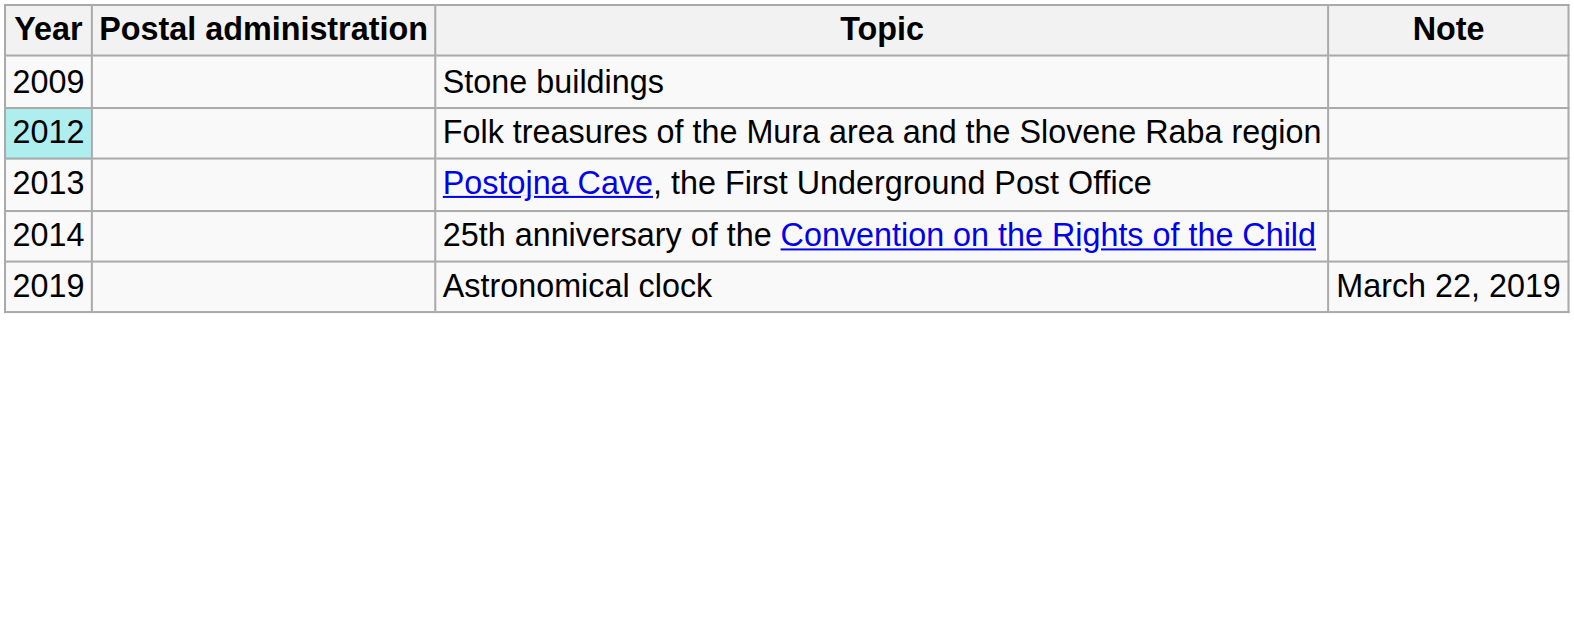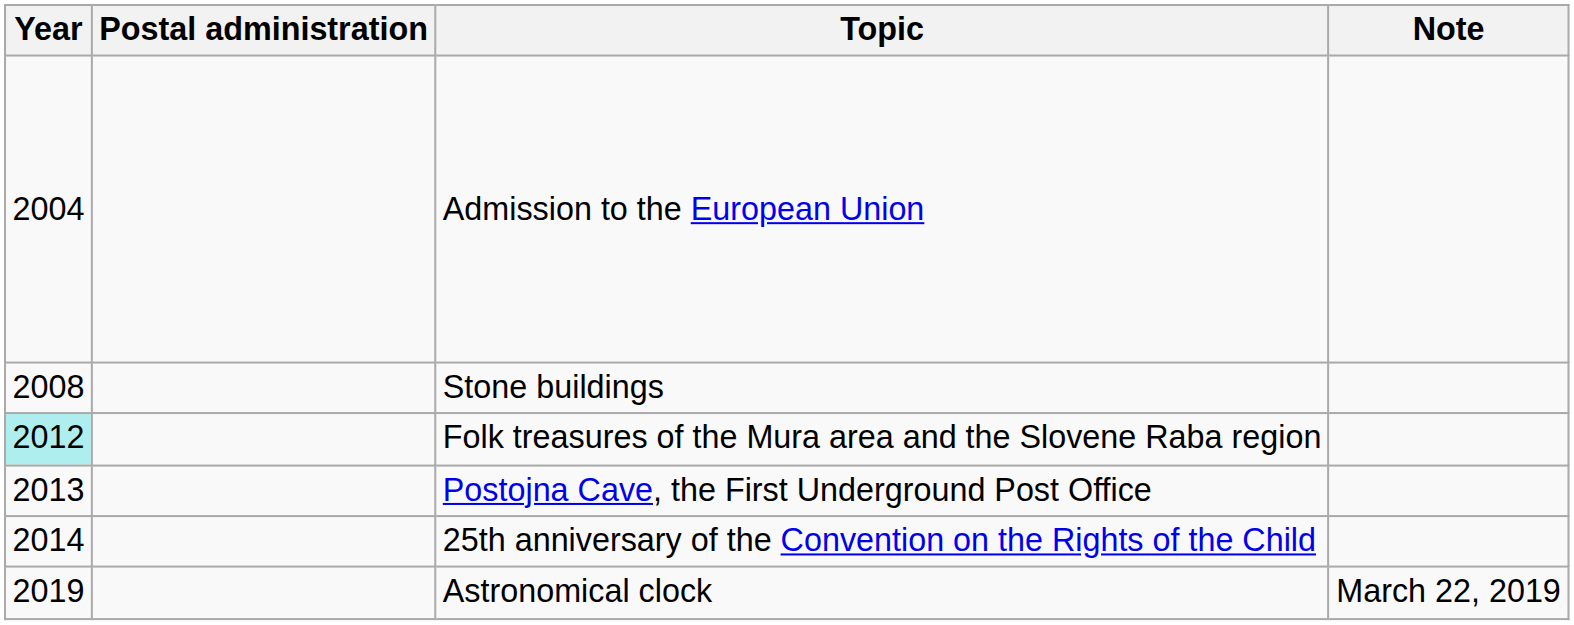+ row: (684, 208)
(48, 81) 2009 -> (48, 387) 2008
